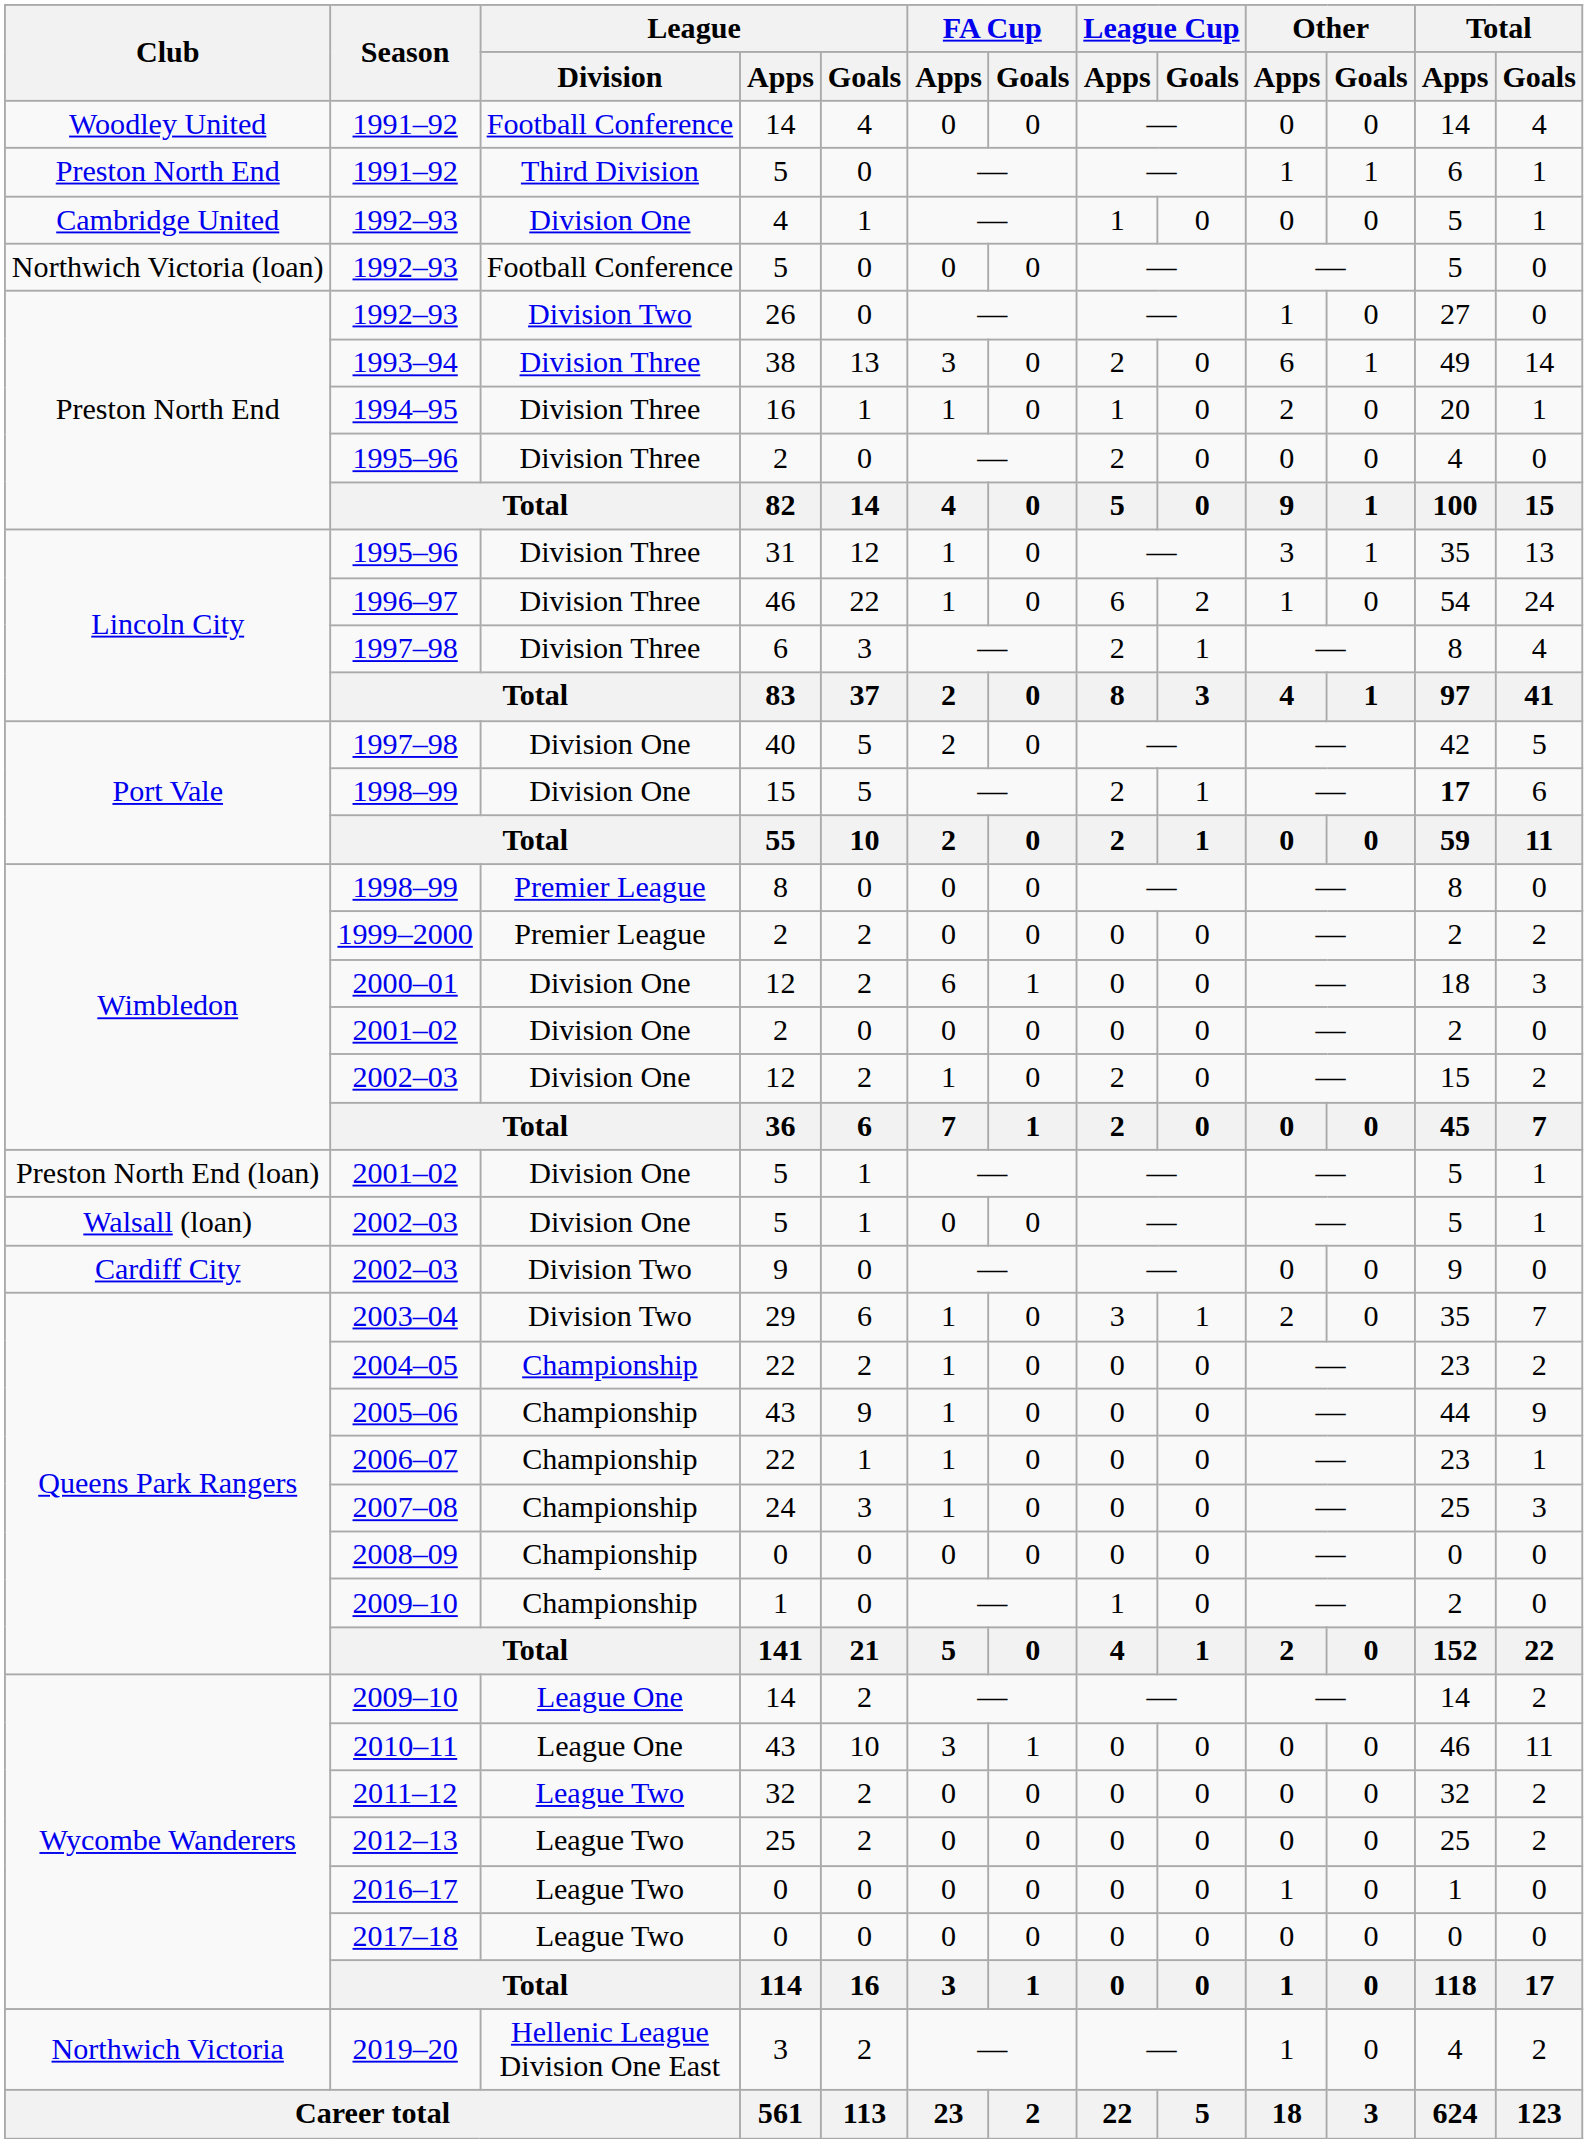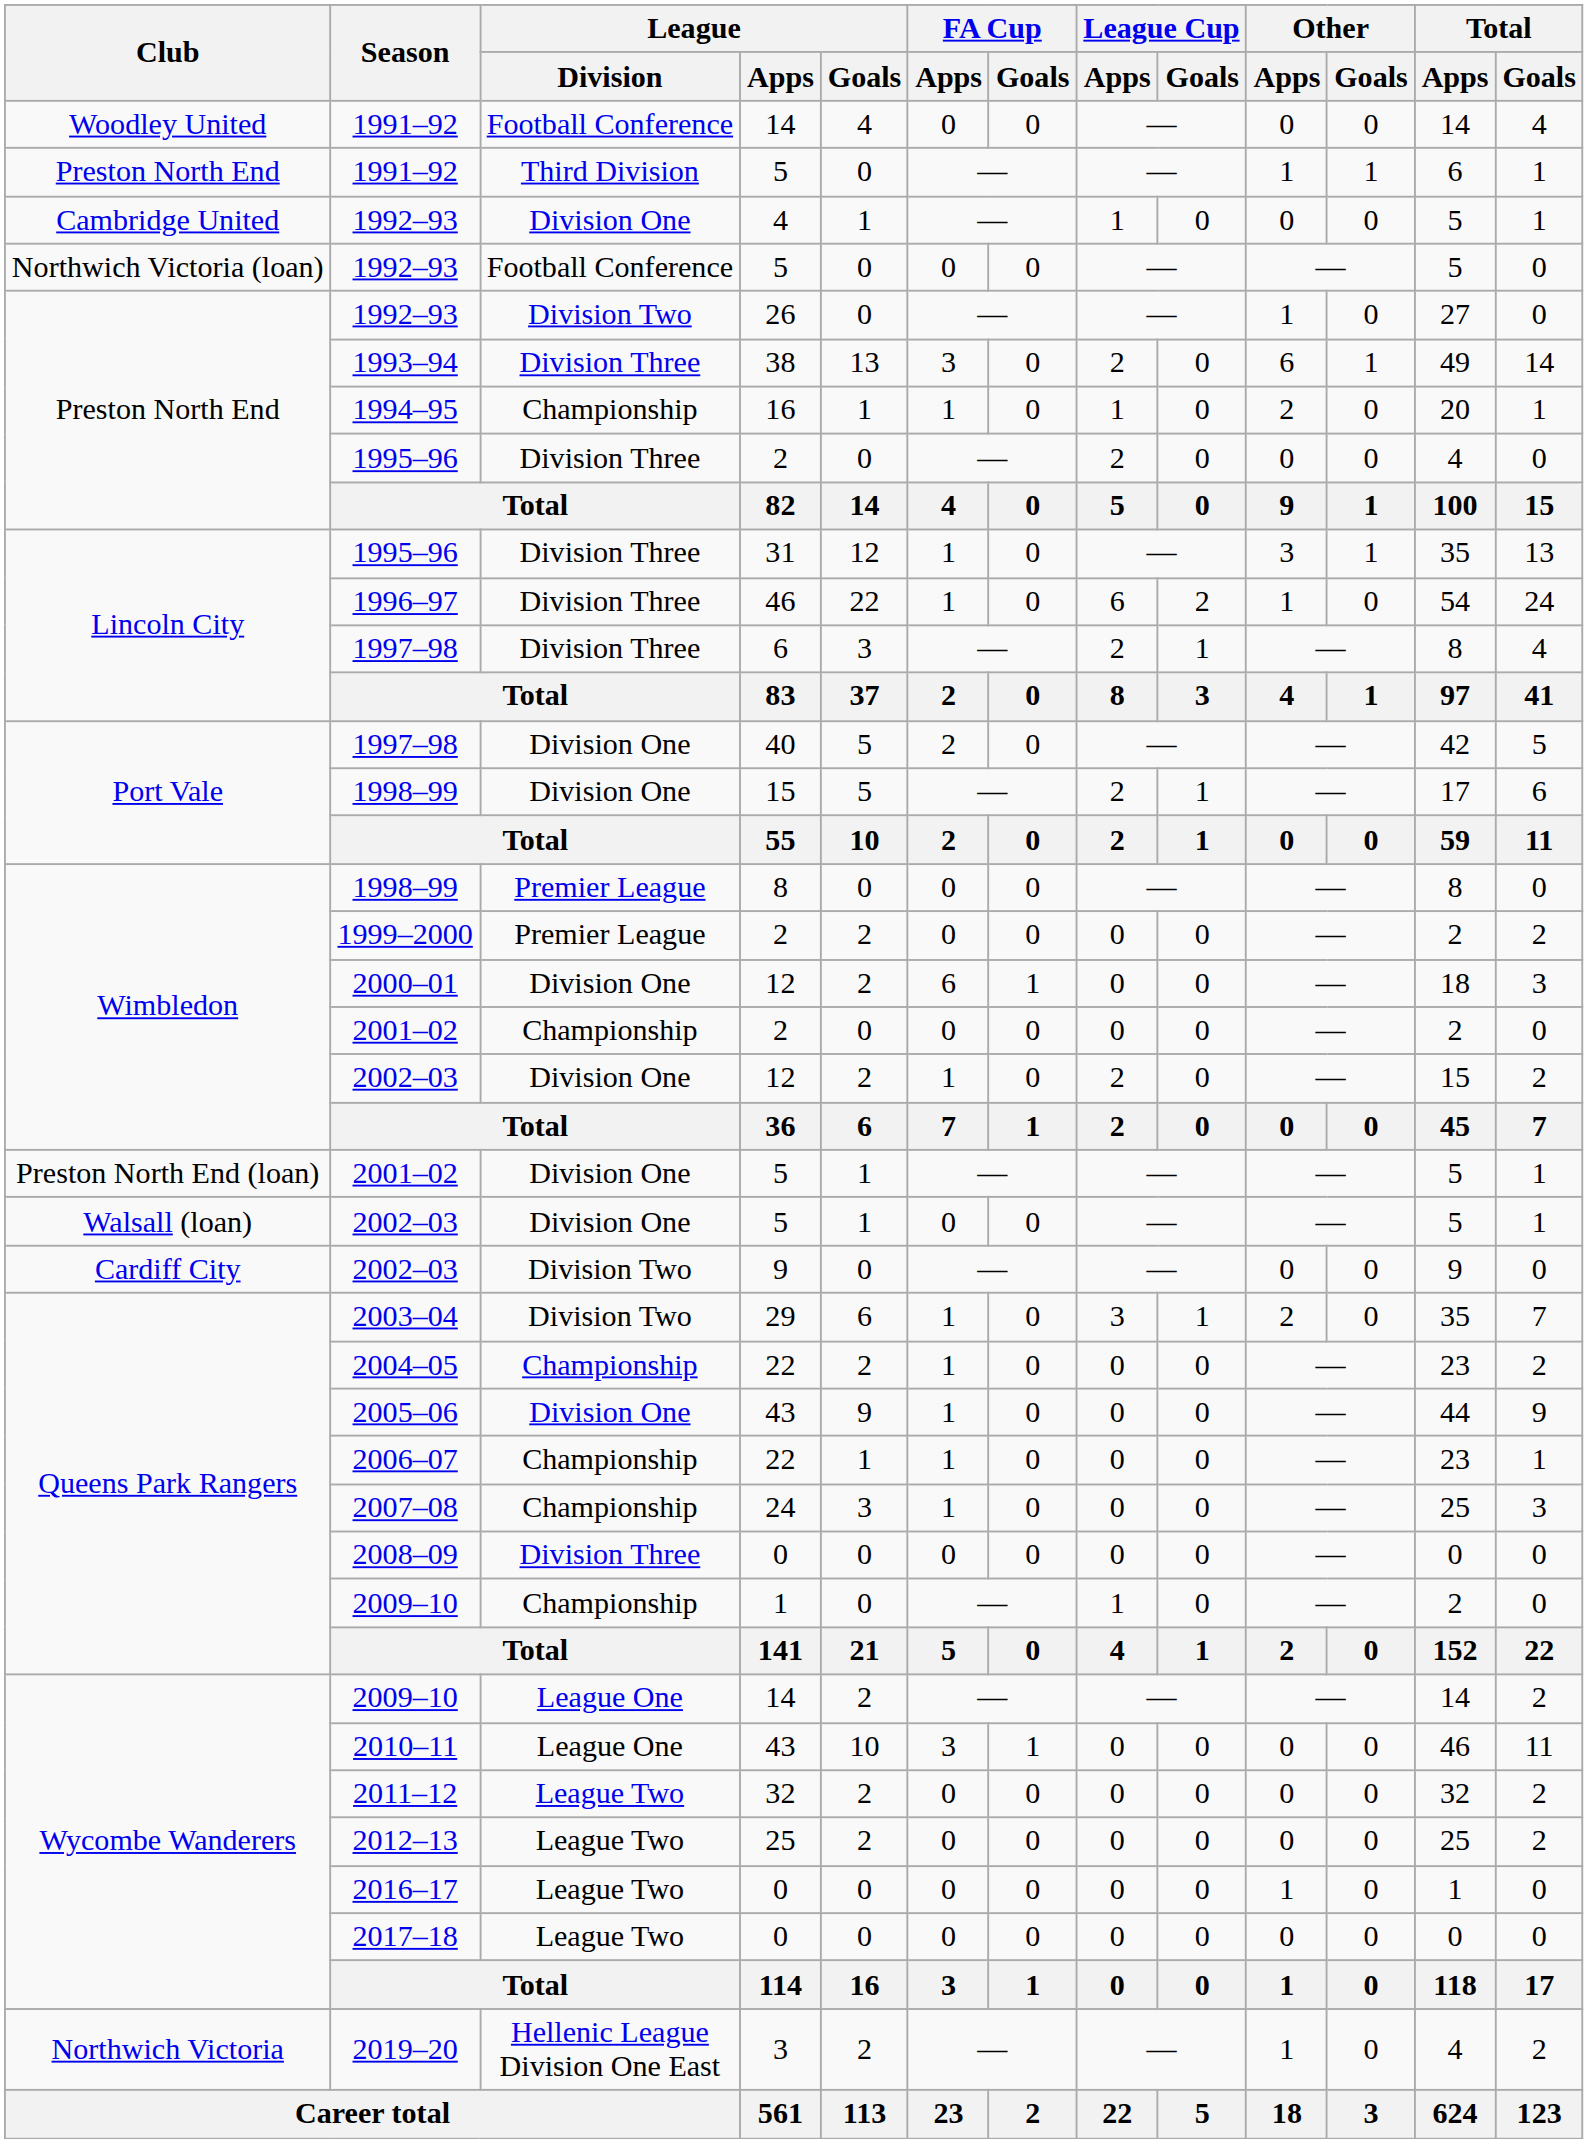(610, 409) Division Three -> (610, 409) Championship
(1455, 791) bold -> (1455, 791) normal
(610, 1030) Division One -> (610, 1030) Championship
(610, 1411) Championship -> (610, 1411) Division One
(610, 1554) Championship -> (610, 1554) Division Three
